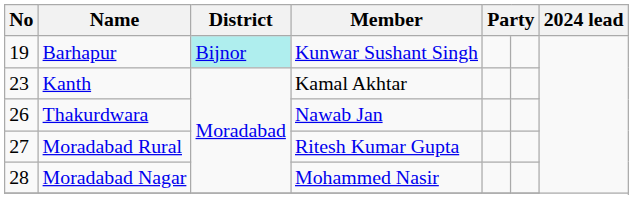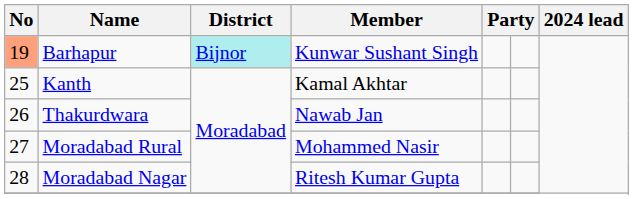(19, 51) no background -> (19, 51) lightsalmon background
(19, 83) 23 -> (19, 83) 25
(377, 146) Ritesh Kumar Gupta -> (367, 146) Mohammed Nasir
(367, 177) Mohammed Nasir -> (377, 177) Ritesh Kumar Gupta
